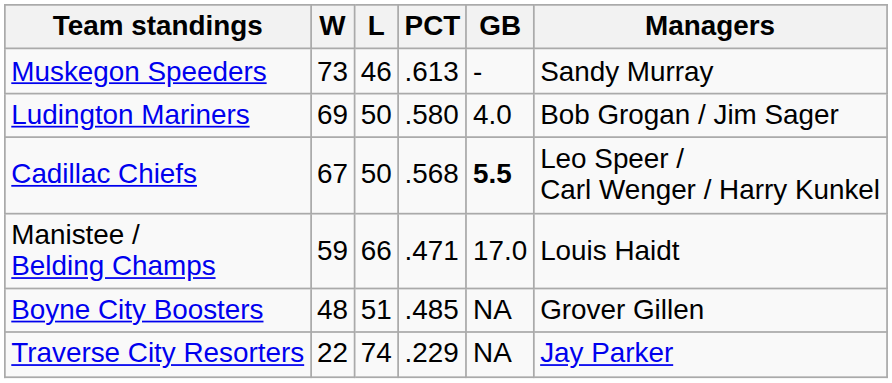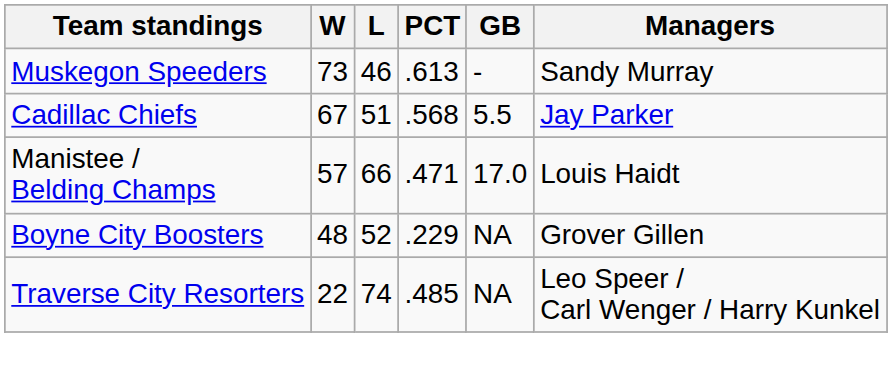- row: (130, 114)
(376, 174) 50 -> (376, 114) 51
(492, 174) bold -> (492, 114) normal
(710, 174) Leo Speer / Carl Wenger / Harry Kunkel -> (607, 114) Jay Parker
(332, 250) 59 -> (332, 174) 57
(376, 309) 51 -> (376, 234) 52
(432, 309) .485 -> (432, 234) .229
(432, 354) .229 -> (432, 294) .485
(607, 354) Jay Parker -> (710, 294) Leo Speer / Carl Wenger / Harry Kunkel
